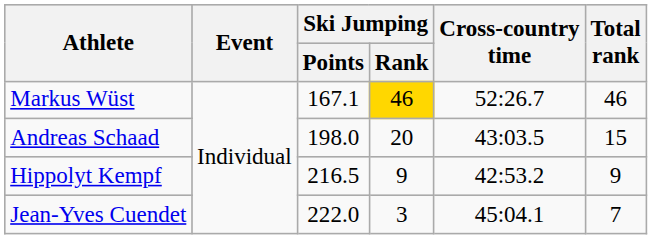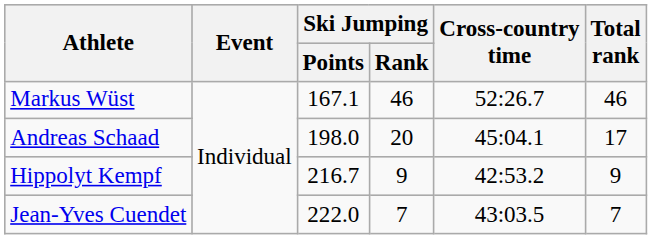(402, 99) gold background -> (402, 99) no background
(509, 137) 43:03.5 -> (509, 137) 45:04.1
(616, 137) 15 -> (616, 137) 17
(333, 175) 216.5 -> (333, 175) 216.7
(402, 213) 3 -> (402, 213) 7
(509, 213) 45:04.1 -> (509, 213) 43:03.5
